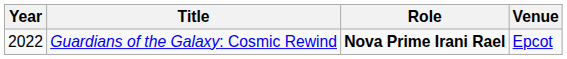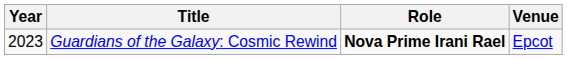(26, 41) 2022 -> (26, 41) 2023
